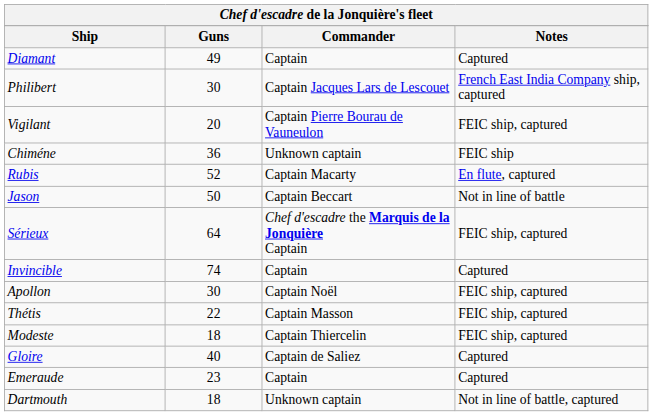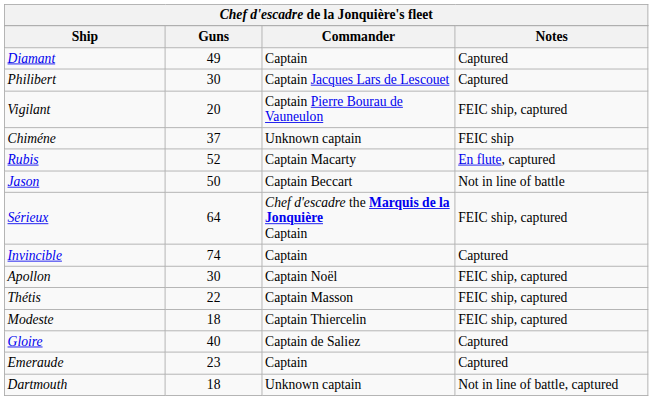(549, 87) French East India Company ship, captured -> (483, 79) Captured
(214, 153) 36 -> (214, 138) 37
